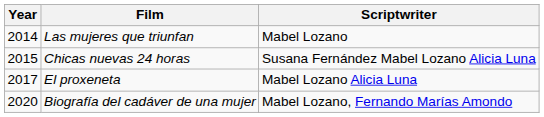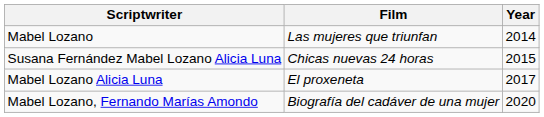columns swapped: (23, 15) <-> (399, 15)
